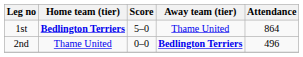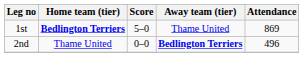(272, 28) 864 -> (272, 28) 869
